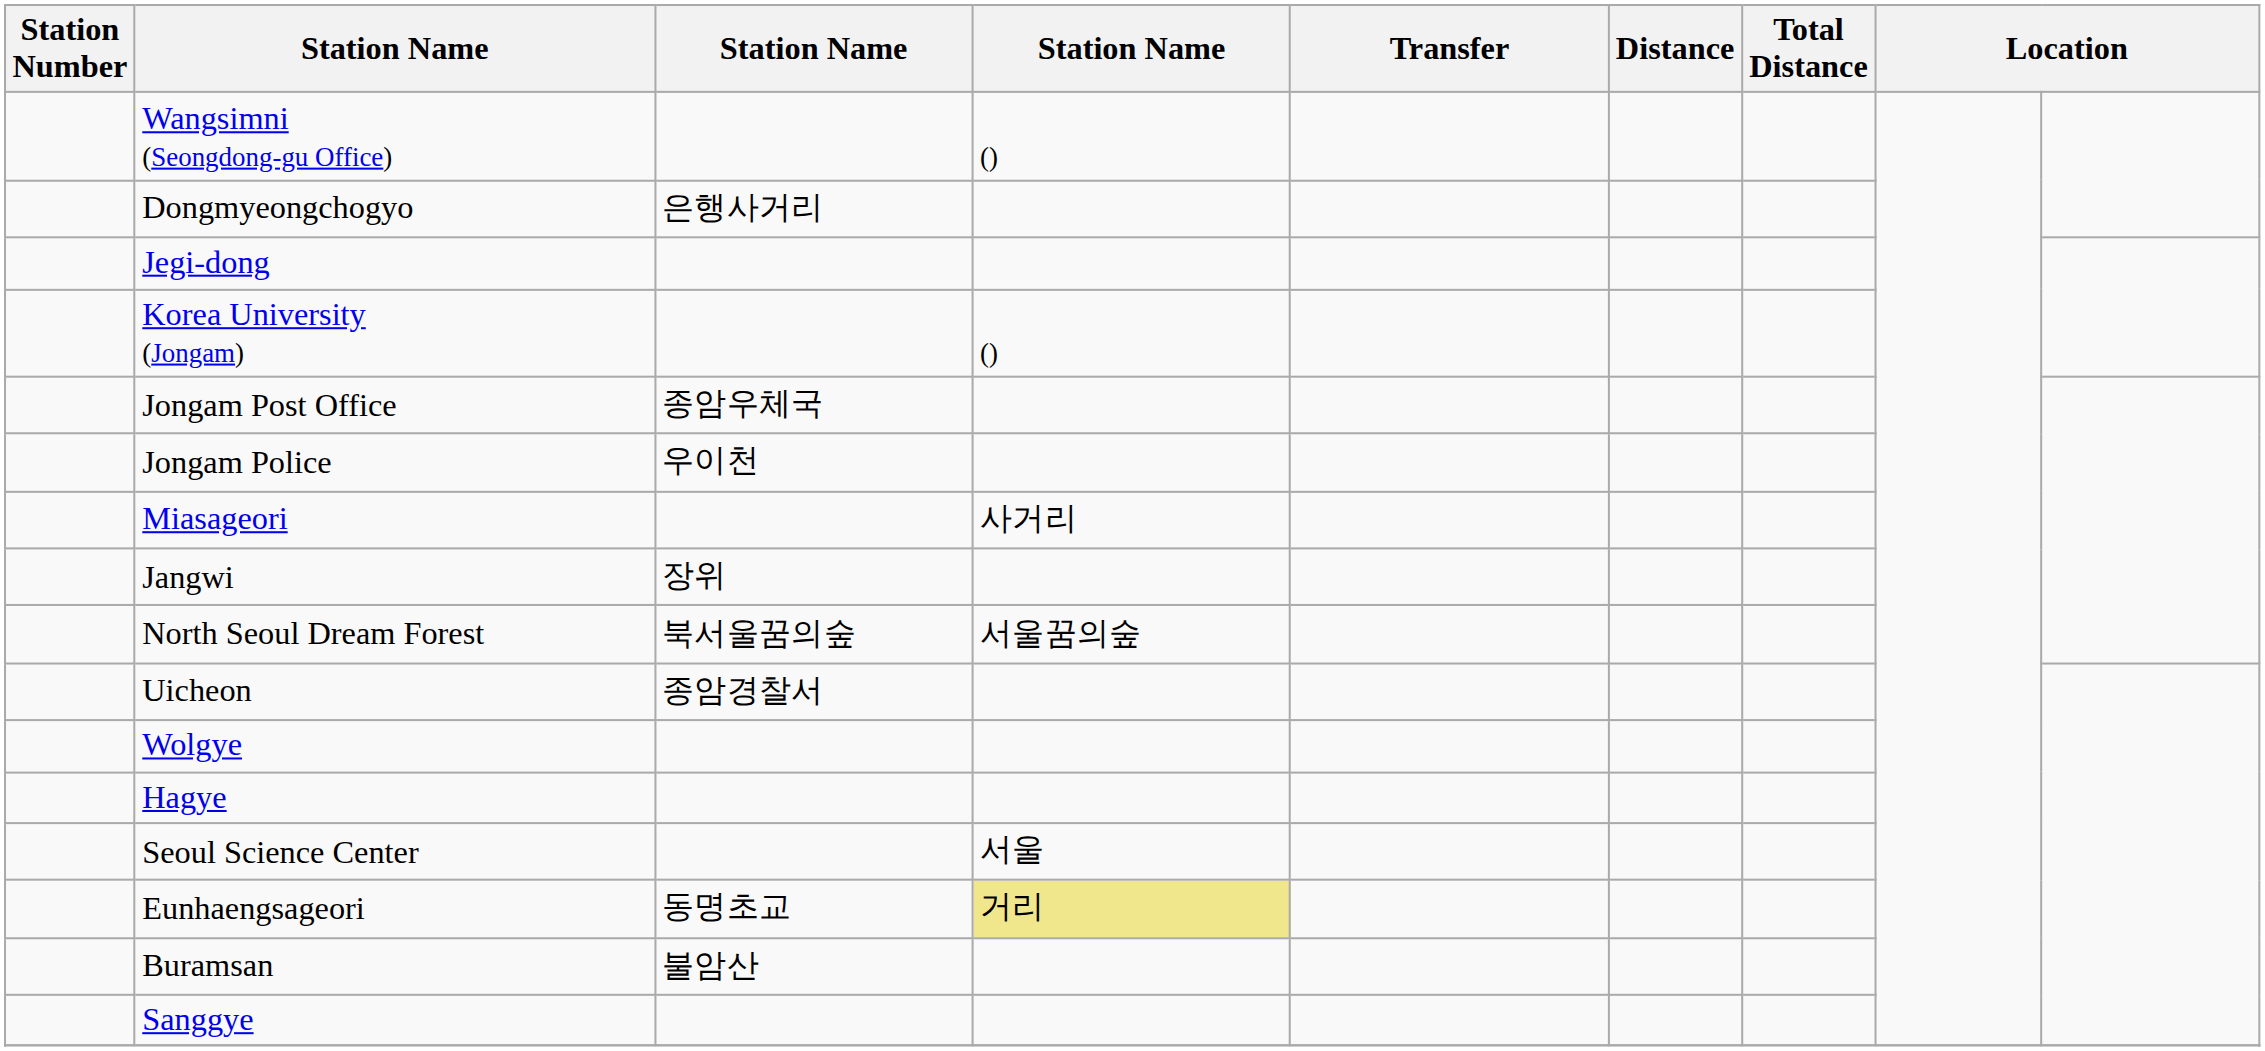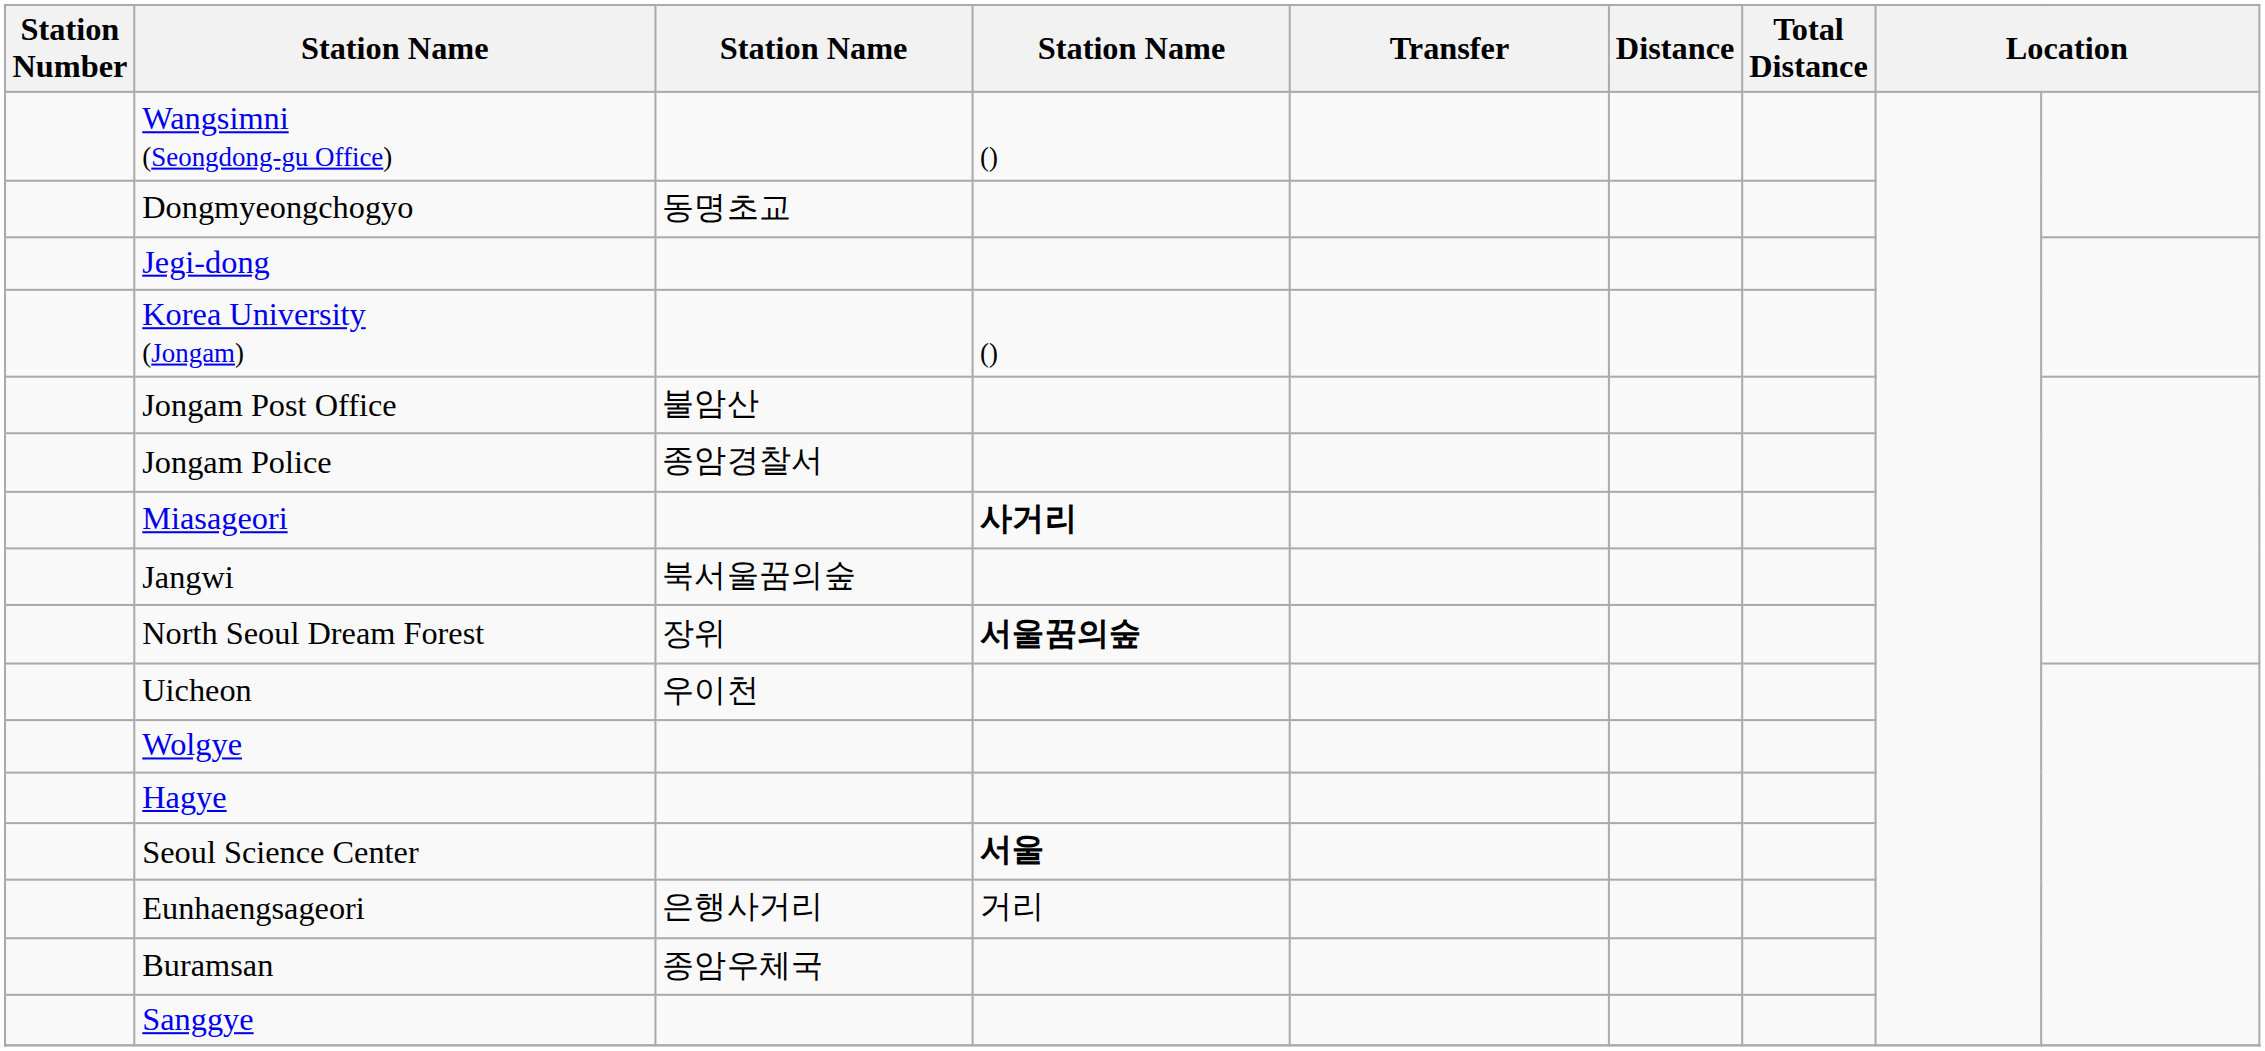(743, 207) 은행사거리 -> (727, 207) 동명초교
(743, 403) 종암우체국 -> (711, 403) 불암산
(711, 460) 우이천 -> (743, 460) 종암경찰서
(1029, 518) normal -> (1029, 518) bold
(694, 575) 장위 -> (759, 575) 북서울꿈의숲
(759, 632) 북서울꿈의숲 -> (694, 632) 장위
(1061, 632) normal -> (1061, 632) bold
(743, 690) 종암경찰서 -> (711, 690) 우이천
(1012, 849) normal -> (1012, 849) bold
(727, 907) 동명초교 -> (743, 907) 은행사거리
(1012, 907) khaki background -> (1012, 907) no background
(711, 964) 불암산 -> (743, 964) 종암우체국
